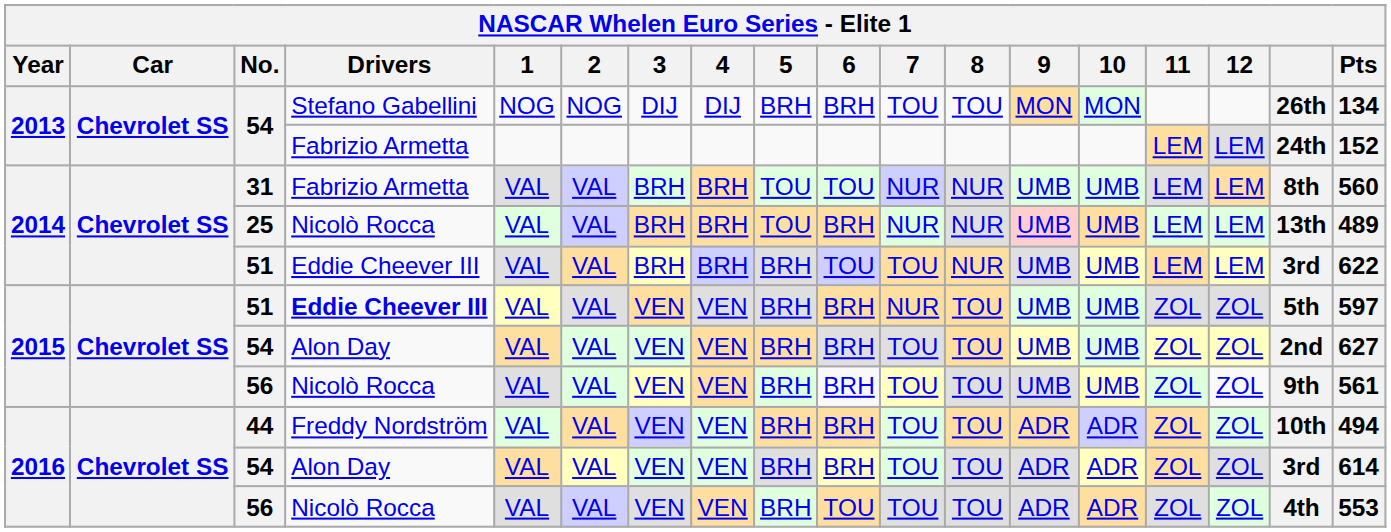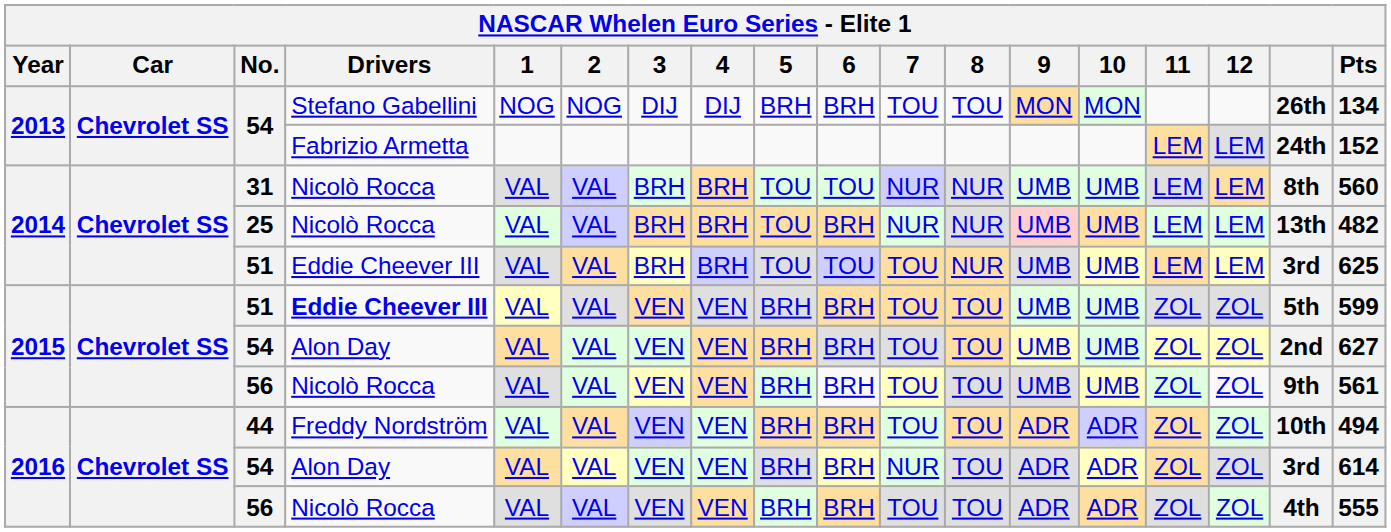(380, 186) Fabrizio Armetta -> (363, 186) Nicolò Rocca
(1359, 226) 489 -> (1359, 226) 482
(786, 266) BRH -> (786, 266) TOU
(1359, 266) 622 -> (1359, 266) 625
(913, 306) NUR -> (913, 306) TOU
(1359, 306) 597 -> (1359, 306) 599
(913, 467) TOU -> (913, 467) NUR
(849, 507) TOU -> (849, 507) BRH
(1359, 507) 553 -> (1359, 507) 555
